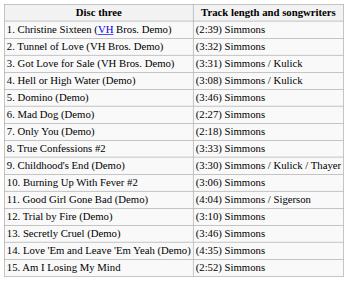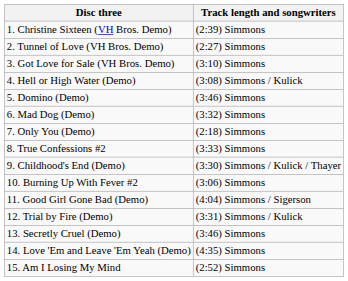(230, 47) (3:32) Simmons -> (230, 47) (2:27) Simmons
(249, 64) (3:31) Simmons / Kulick -> (230, 64) (3:10) Simmons
(230, 115) (2:27) Simmons -> (230, 115) (3:32) Simmons
(230, 217) (3:10) Simmons -> (249, 217) (3:31) Simmons / Kulick
